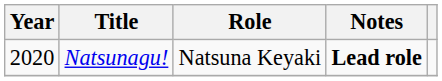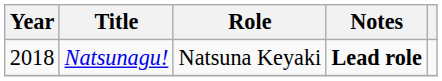(32, 57) 2020 -> (32, 57) 2018
